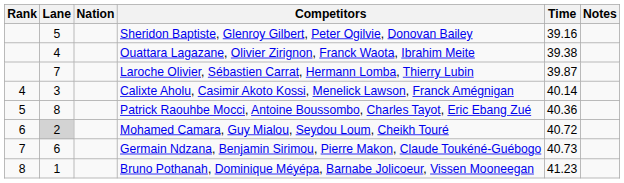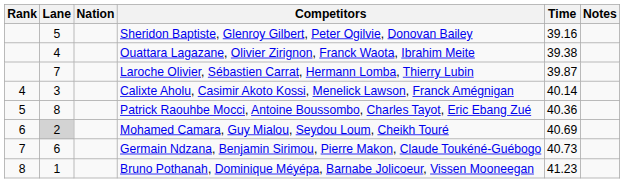(562, 130) 40.72 -> (562, 130) 40.69
